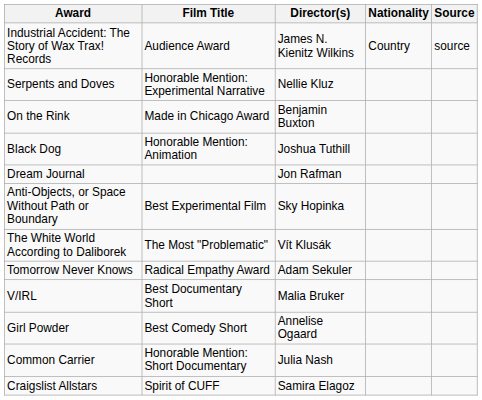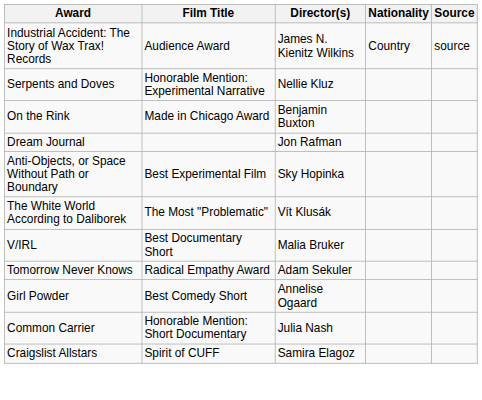- row: (34, 148)
rows swapped: (22, 296) <-> (70, 270)
